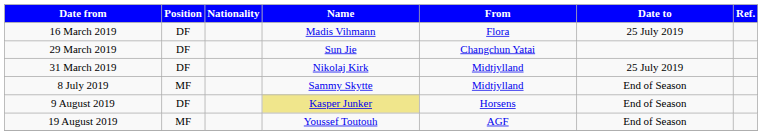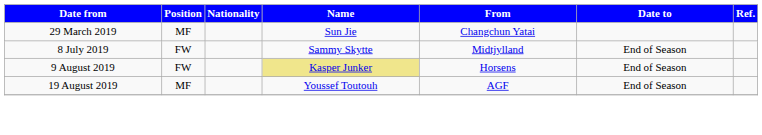- row: (83, 31)
(183, 50) DF -> (183, 31) MF
- row: (83, 68)
(183, 86) MF -> (183, 50) FW
(183, 104) DF -> (183, 68) FW
